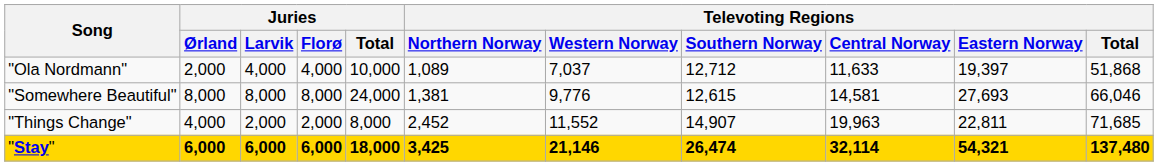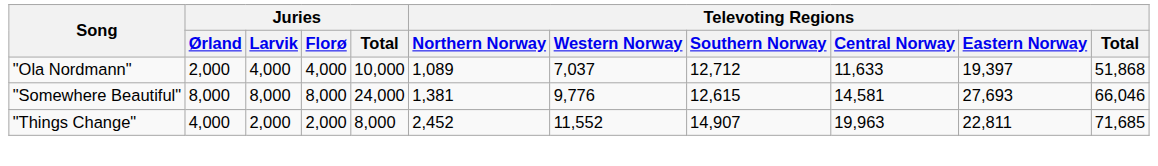- row: (31, 148)
